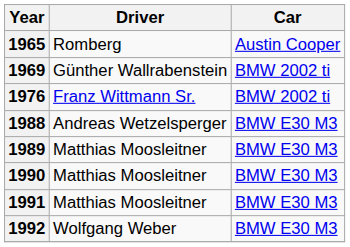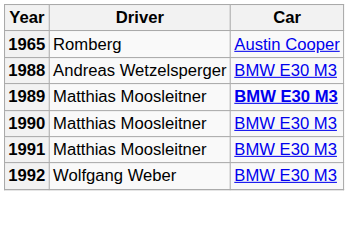- row: (27, 70)
- row: (27, 96)
(286, 149) normal -> (286, 96) bold
